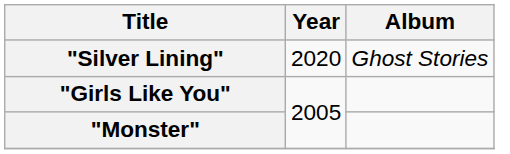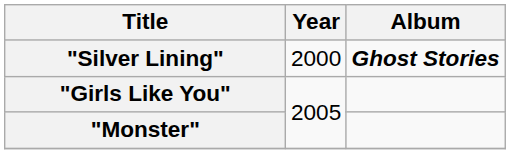(316, 58) 2020 -> (316, 58) 2000
(420, 58) normal -> (426, 58) bold
